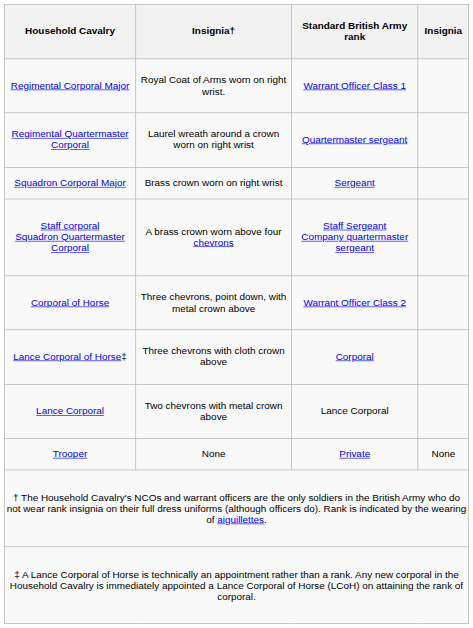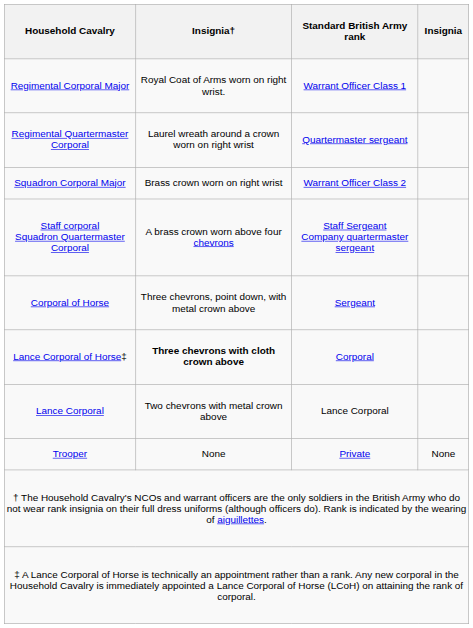(355, 183) Sergeant -> (355, 183) Warrant Officer Class 2
(355, 302) Warrant Officer Class 2 -> (355, 302) Sergeant
(214, 357) normal -> (214, 357) bold
